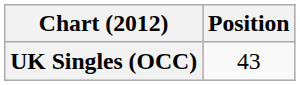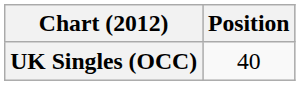(249, 60) 43 -> (249, 60) 40
